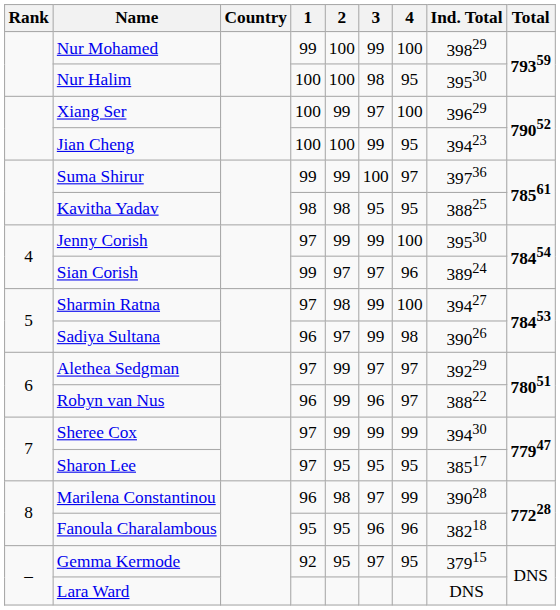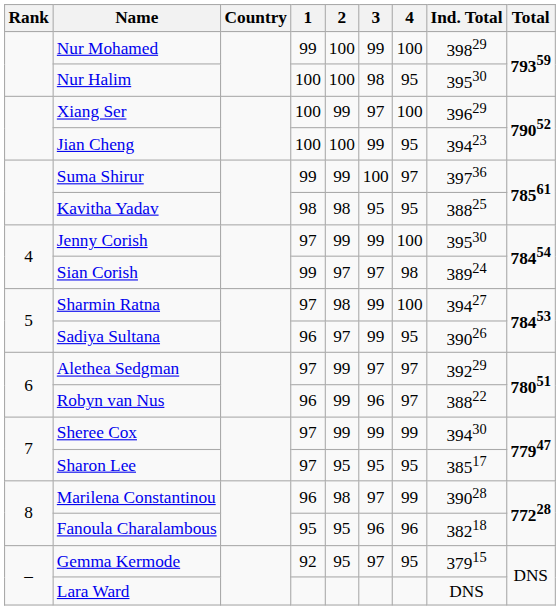(410, 272) 96 -> (410, 272) 98
(410, 336) 98 -> (410, 336) 95
